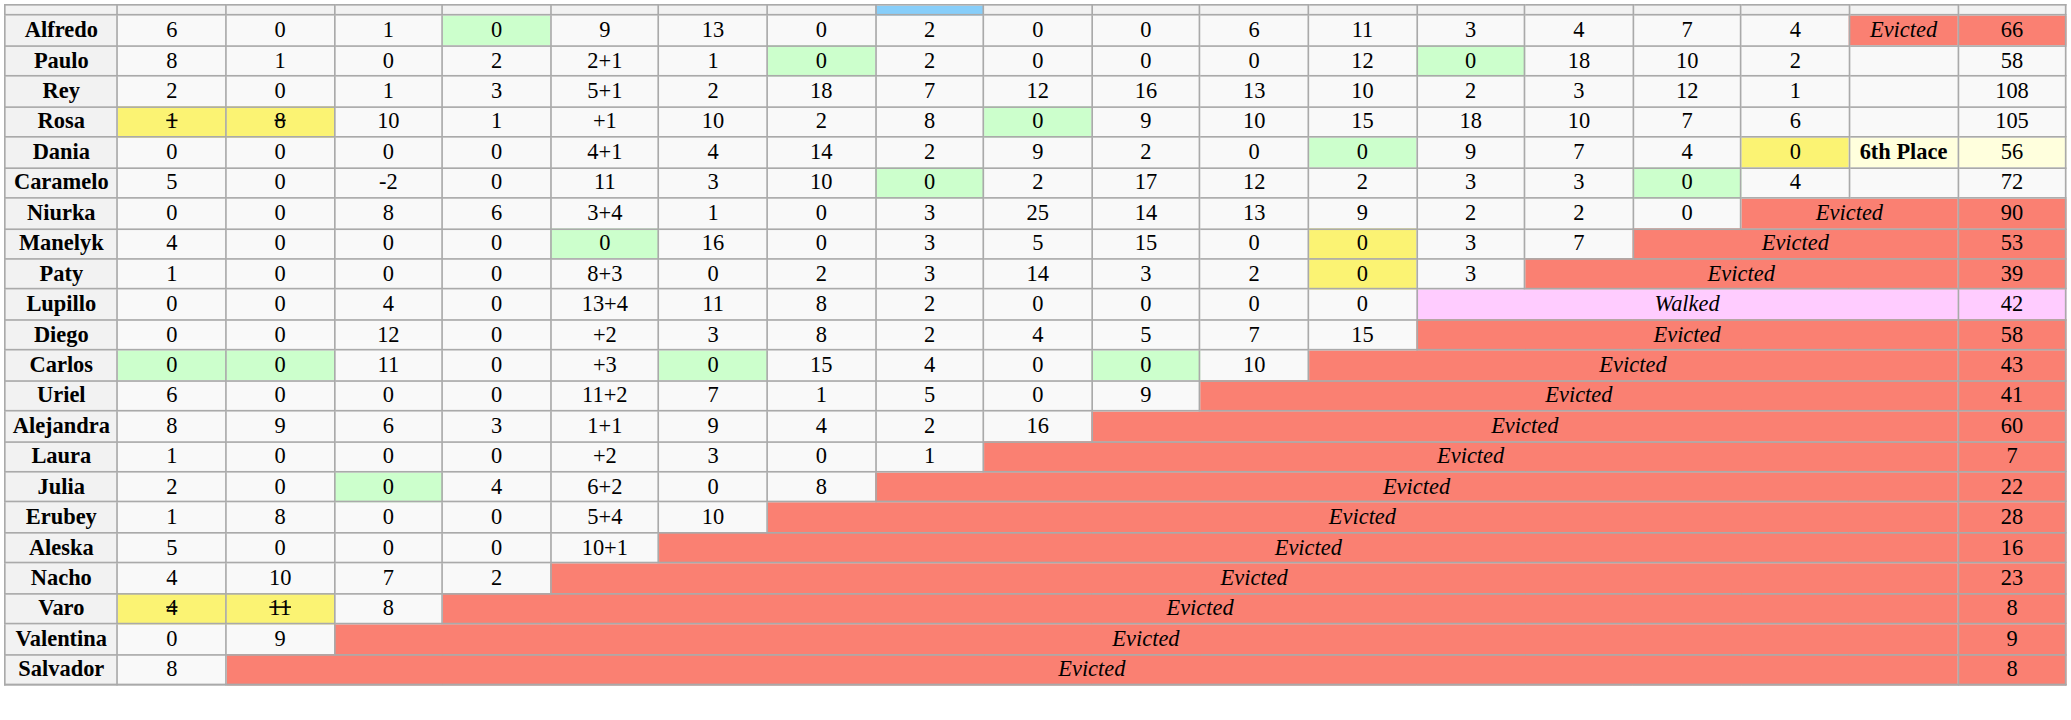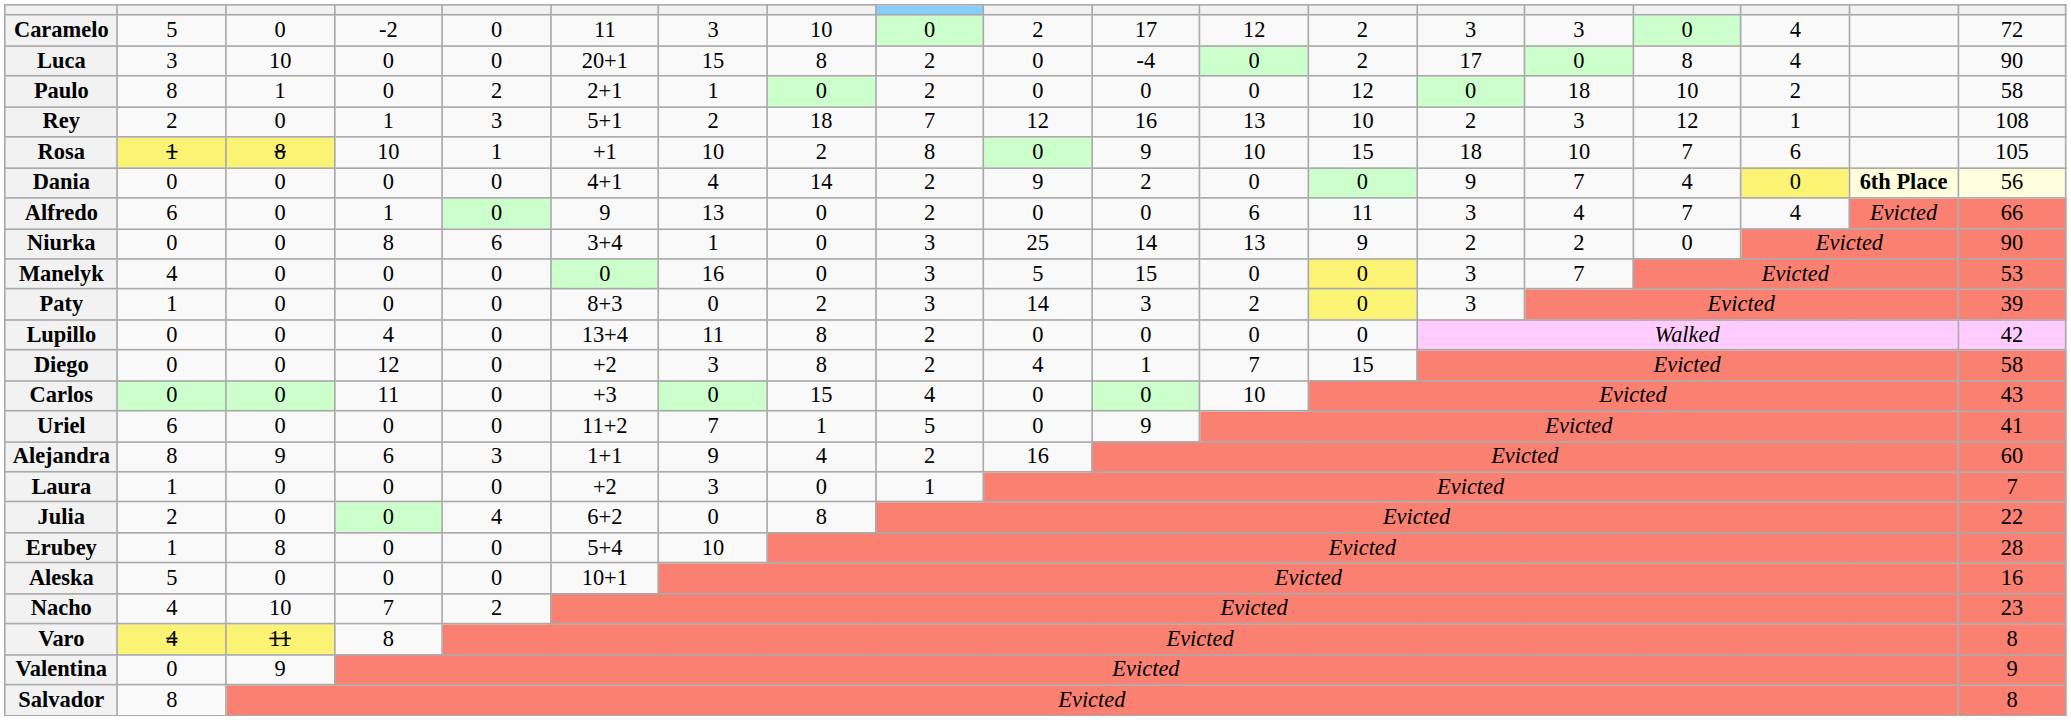rows swapped: (61, 182) <-> (61, 29)
+ row: (61, 60)
(1146, 334) 5 -> (1146, 364) 1
